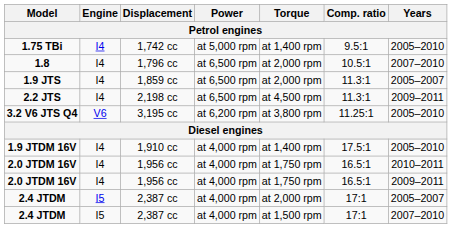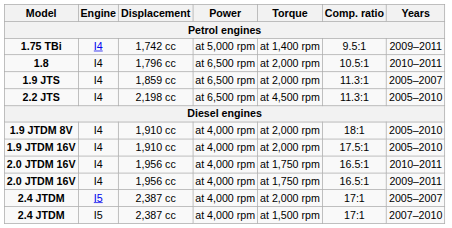(417, 47) 2005–2010 -> (416, 47) 2009–2011
(417, 64) 2007–2010 -> (416, 64) 2010–2011
(417, 97) 2009–2011 -> (416, 97) 2005–2010
- row: (42, 114)
+ row: (41, 131)
(292, 148) at 1,400 rpm -> (290, 148) at 2,000 rpm
